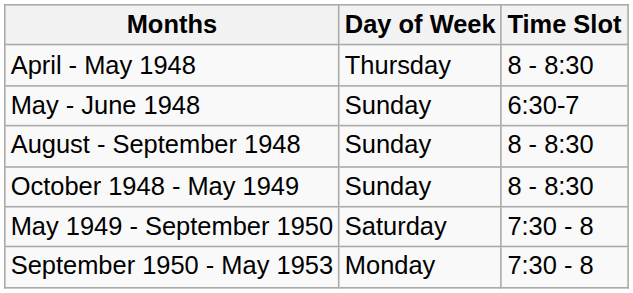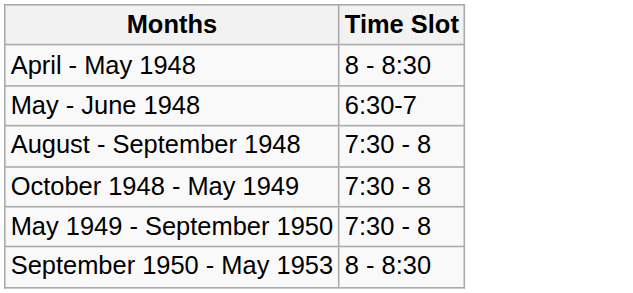- column: (420, 24)
(551, 145) 8 - 8:30 -> (388, 145) 7:30 - 8
(551, 186) 8 - 8:30 -> (388, 186) 7:30 - 8
(551, 266) 7:30 - 8 -> (388, 266) 8 - 8:30
